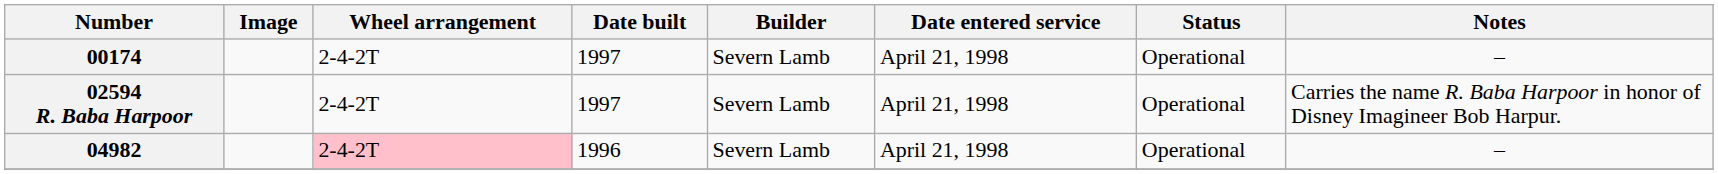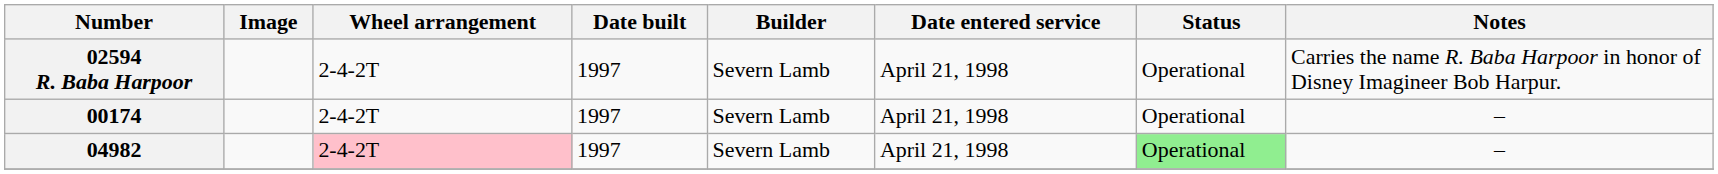rows swapped: (114, 56) <-> (114, 103)
(599, 150) 1996 -> (599, 150) 1997
(1194, 150) no background -> (1194, 150) lightgreen background
